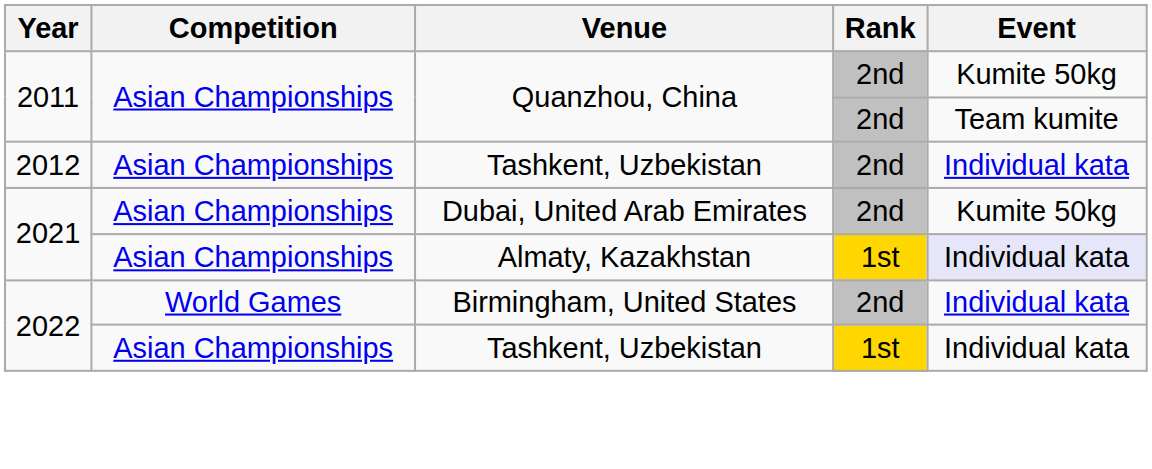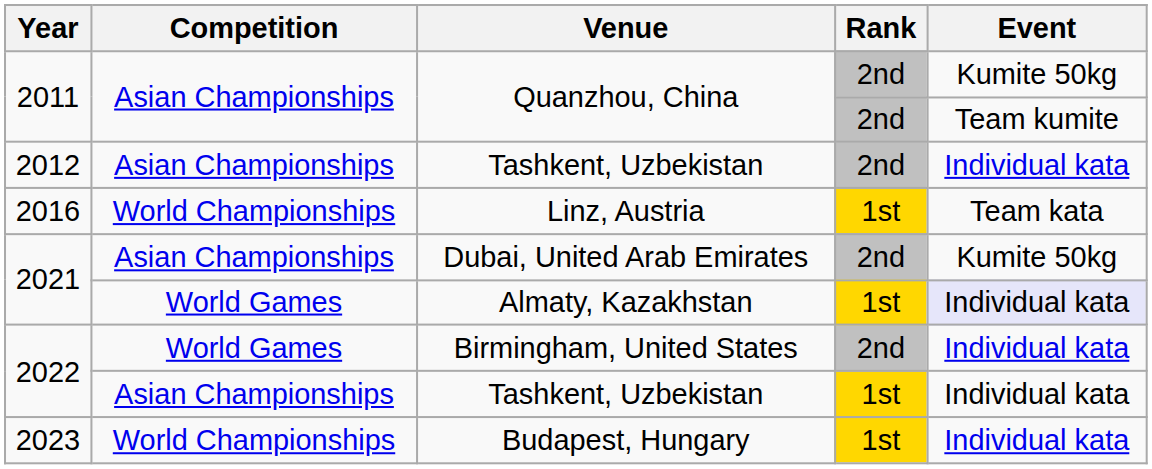+ row: (48, 211)
(253, 257) Asian Championships -> (254, 303) World Games
+ row: (48, 440)
